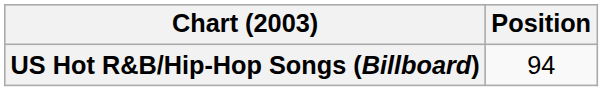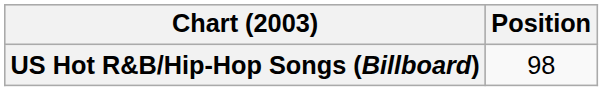(541, 64) 94 -> (541, 64) 98
